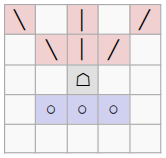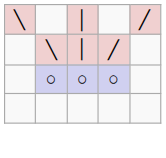- row: (51, 80)
